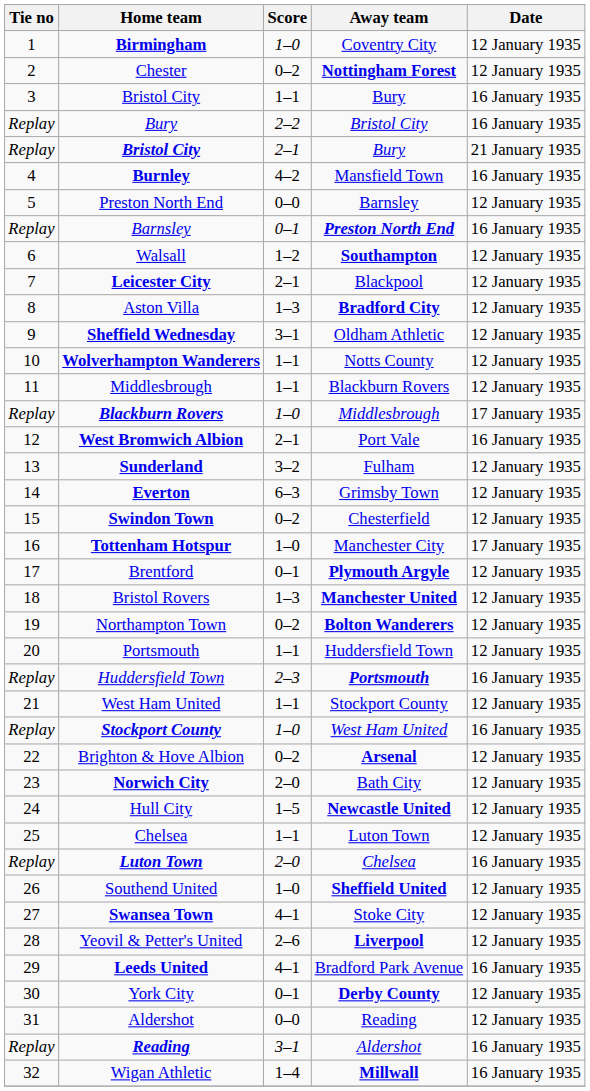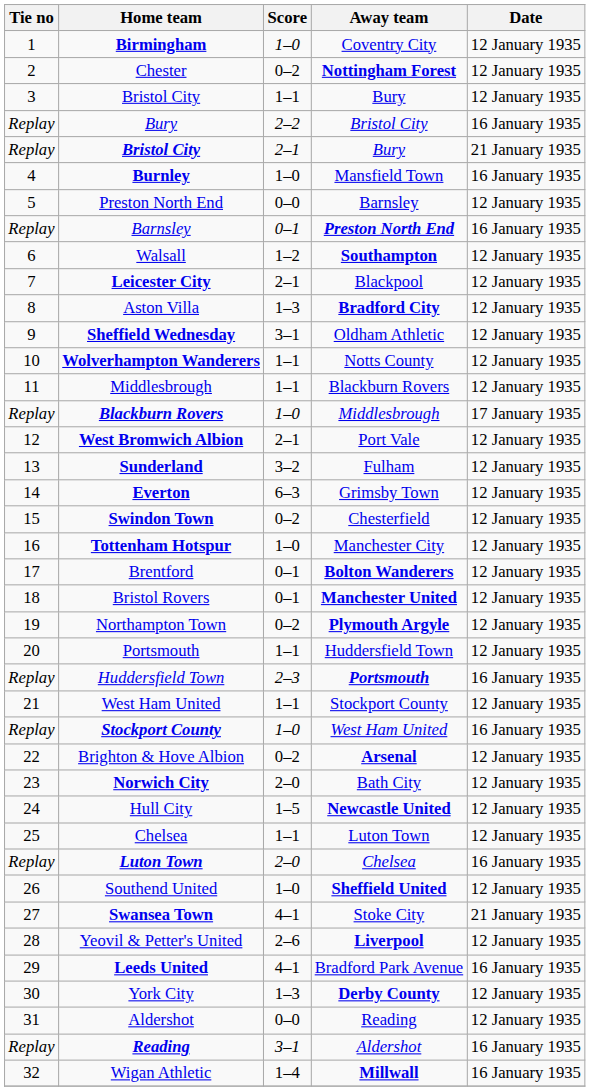(526, 96) 16 January 1935 -> (526, 96) 12 January 1935
(287, 176) 4–2 -> (287, 176) 1–0
(526, 439) 16 January 1935 -> (526, 439) 12 January 1935
(526, 545) 17 January 1935 -> (526, 545) 12 January 1935
(389, 571) Plymouth Argyle -> (389, 571) Bolton Wanderers
(287, 598) 1–3 -> (287, 598) 0–1
(389, 624) Bolton Wanderers -> (389, 624) Plymouth Argyle
(526, 914) 12 January 1935 -> (526, 914) 21 January 1935
(287, 994) 0–1 -> (287, 994) 1–3
